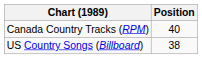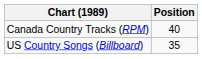(174, 45) 38 -> (174, 45) 35
